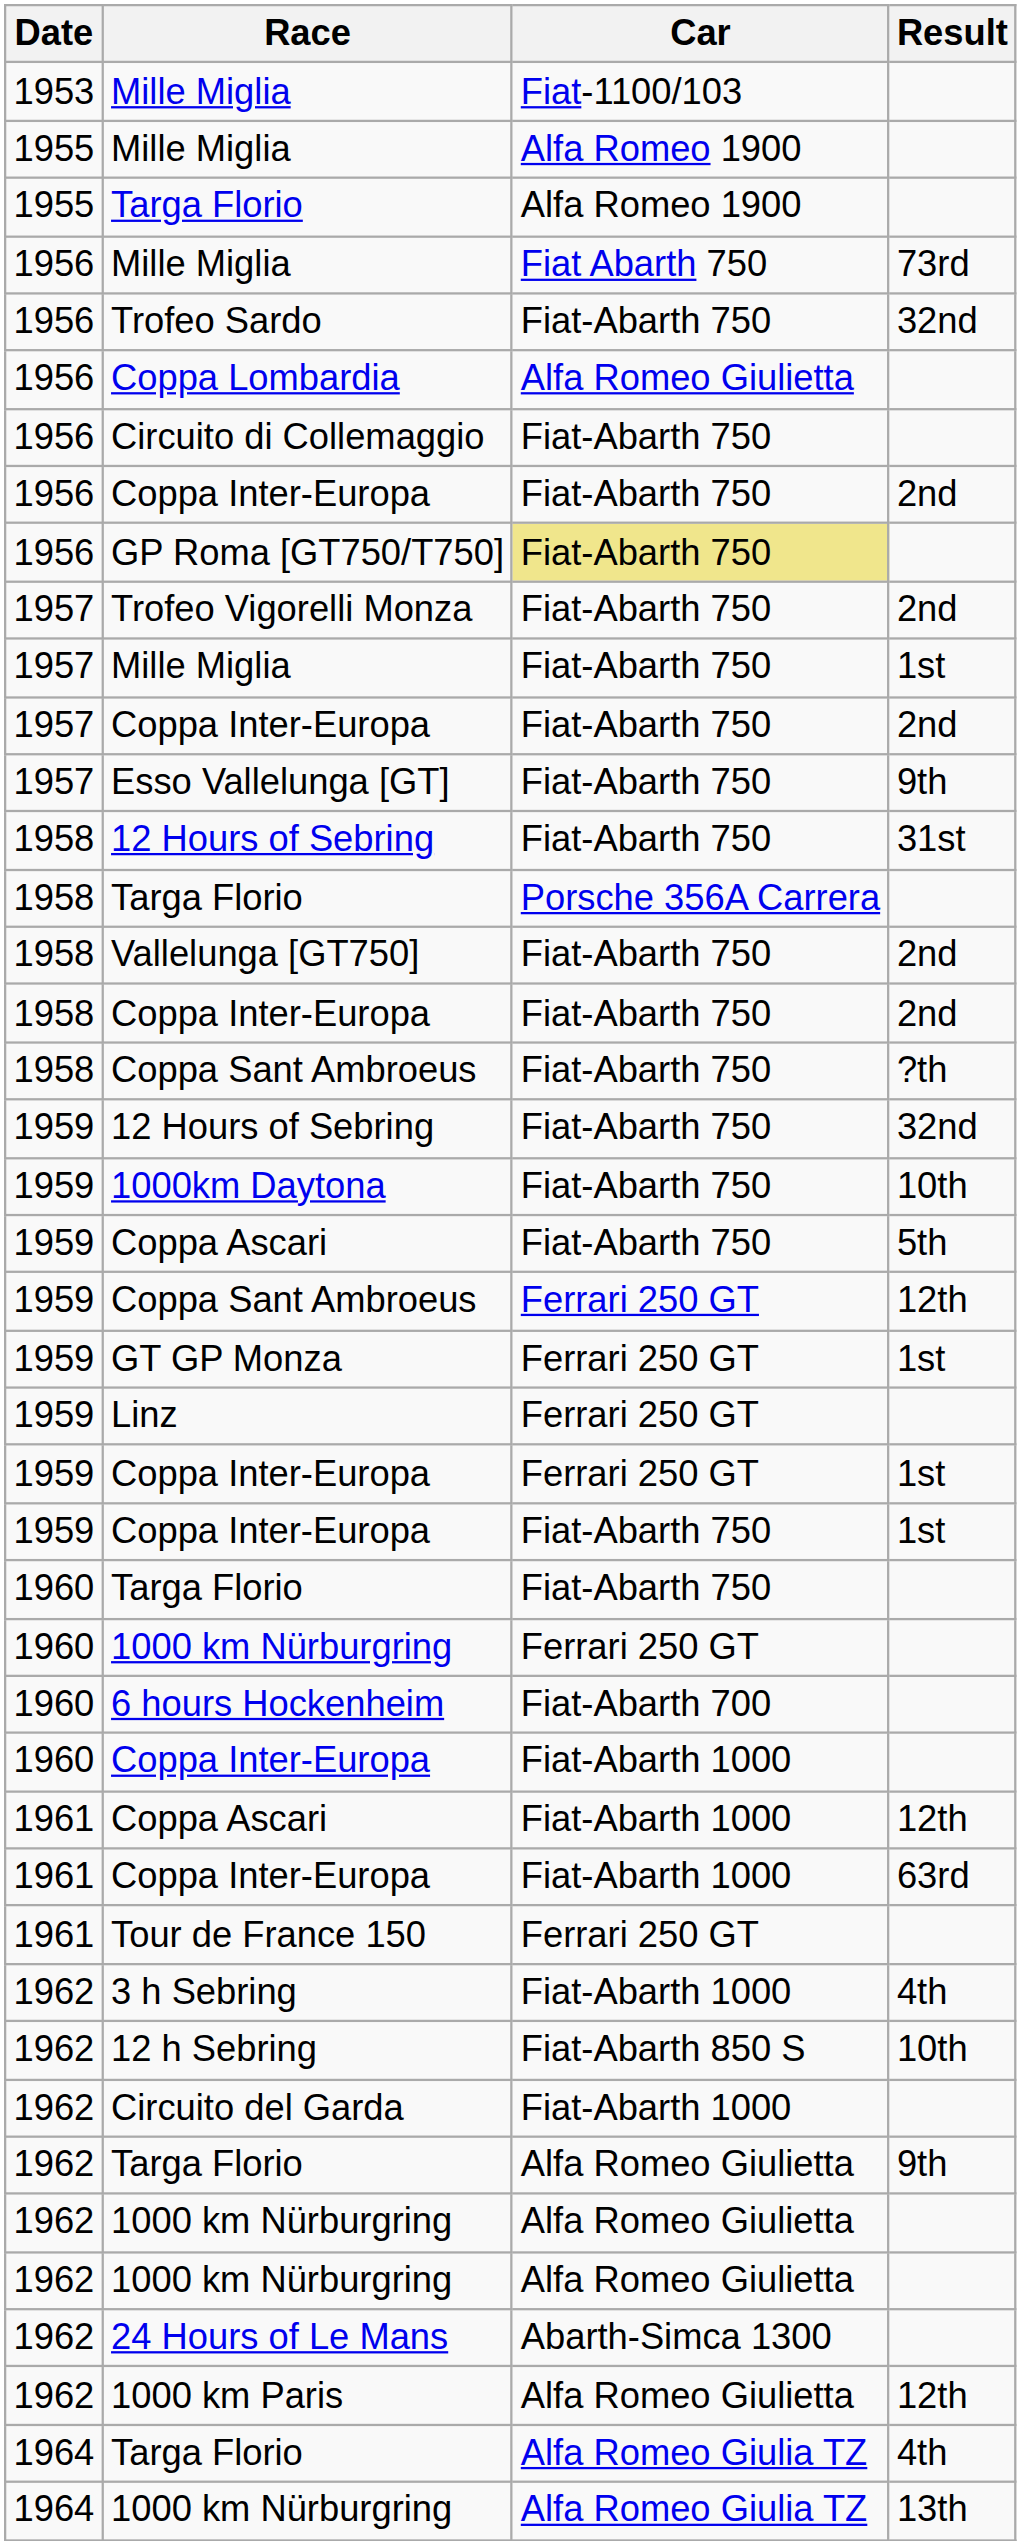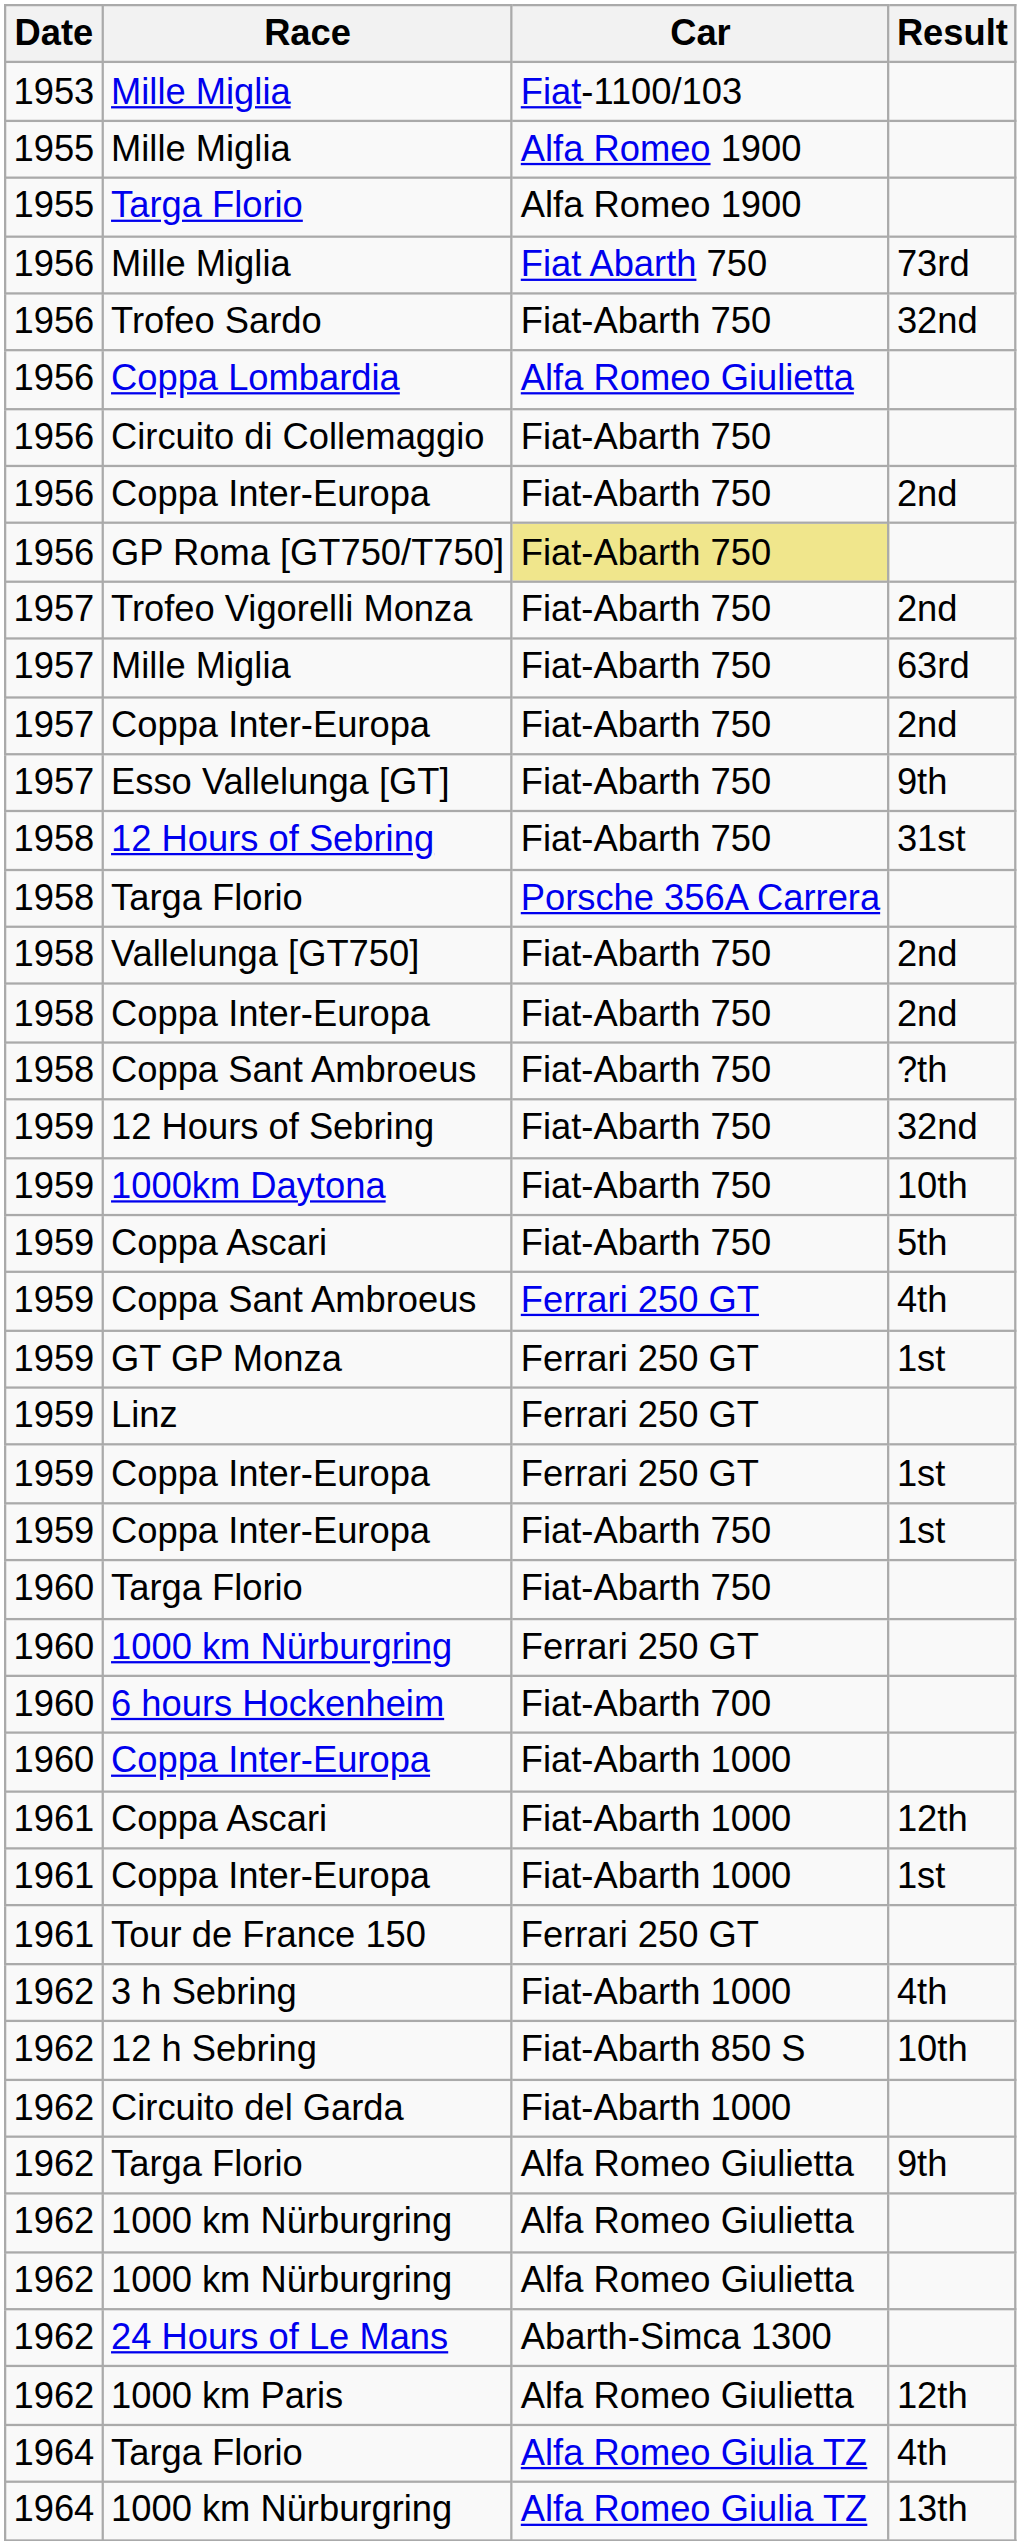(921, 666) 1st -> (933, 666) 63rd
(932, 1300) 12th -> (922, 1300) 4th
(933, 1876) 63rd -> (921, 1876) 1st
